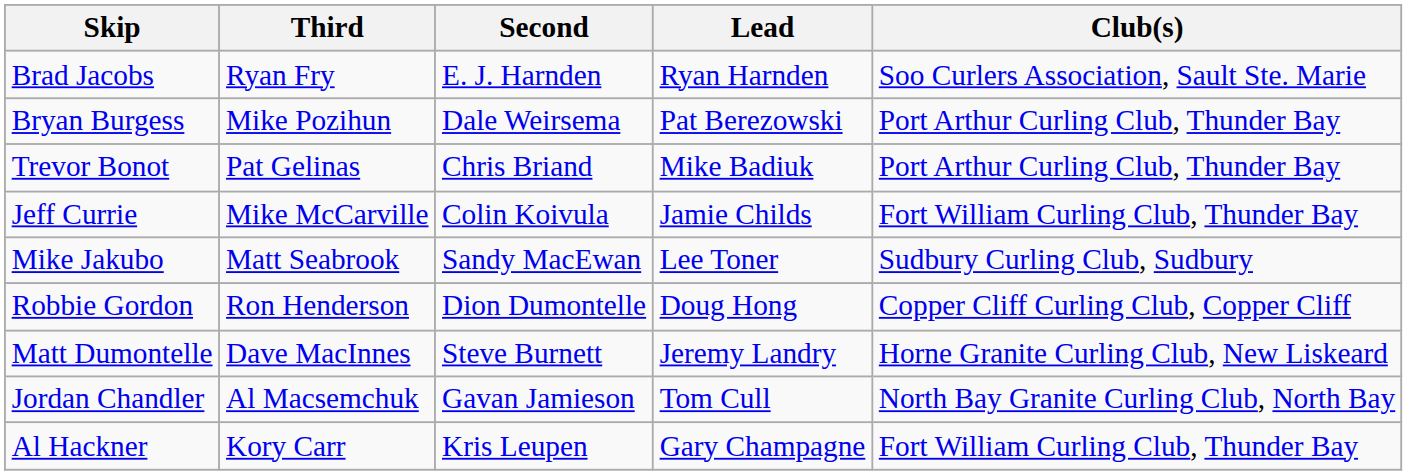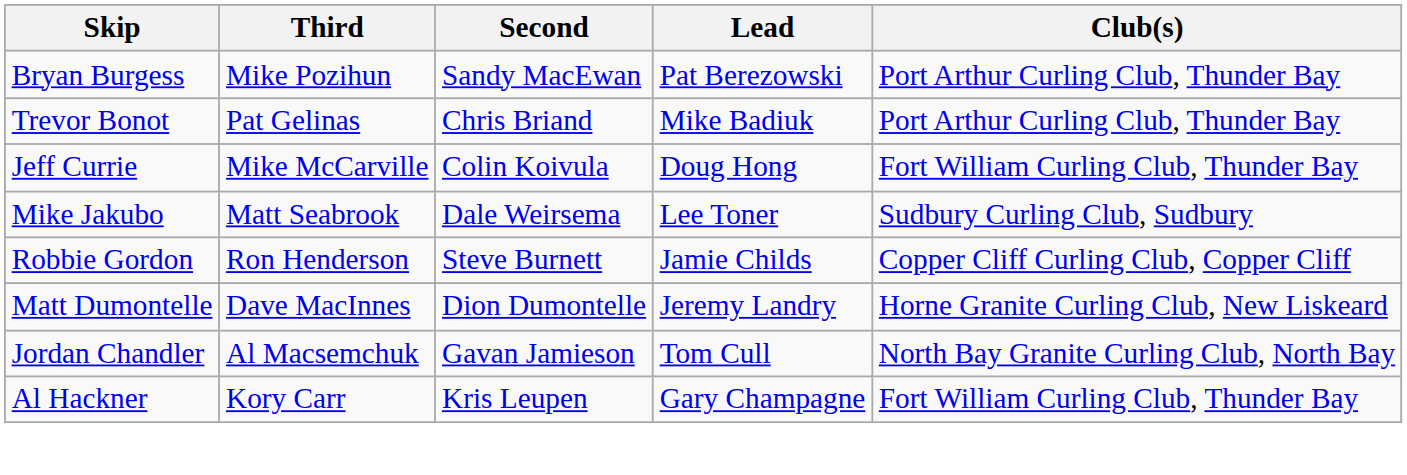- row: (83, 74)
(531, 120) Dale Weirsema -> (542, 74) Sandy MacEwan
(736, 213) Jamie Childs -> (728, 167) Doug Hong
(542, 259) Sandy MacEwan -> (531, 213) Dale Weirsema
(544, 306) Dion Dumontelle -> (522, 259) Steve Burnett
(728, 306) Doug Hong -> (736, 259) Jamie Childs
(522, 352) Steve Burnett -> (544, 306) Dion Dumontelle
